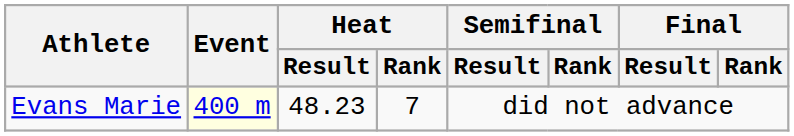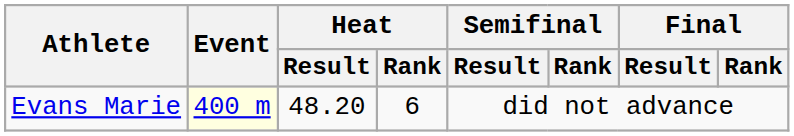(327, 108) 48.23 -> (327, 108) 48.20
(412, 108) 7 -> (412, 108) 6
